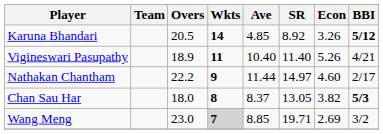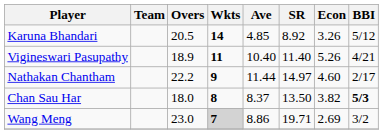(364, 35) bold -> (364, 35) normal
(297, 98) 13.05 -> (297, 98) 13.50
(258, 118) 8.85 -> (258, 118) 8.86
